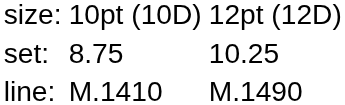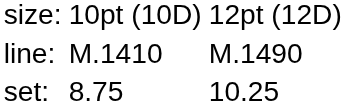rows swapped: (26, 53) <-> (30, 92)
